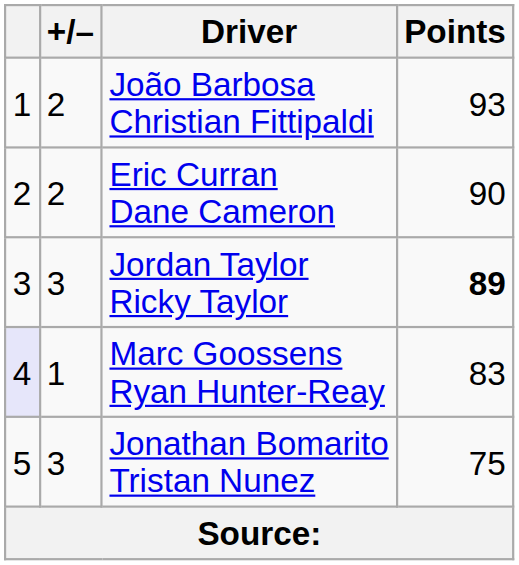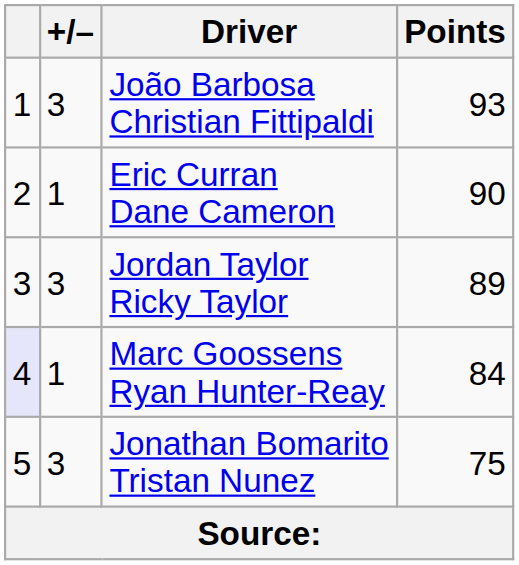(56, 103) 2 -> (56, 103) 3
(56, 193) 2 -> (56, 193) 1
(487, 283) bold -> (487, 283) normal
(487, 373) 83 -> (487, 373) 84
